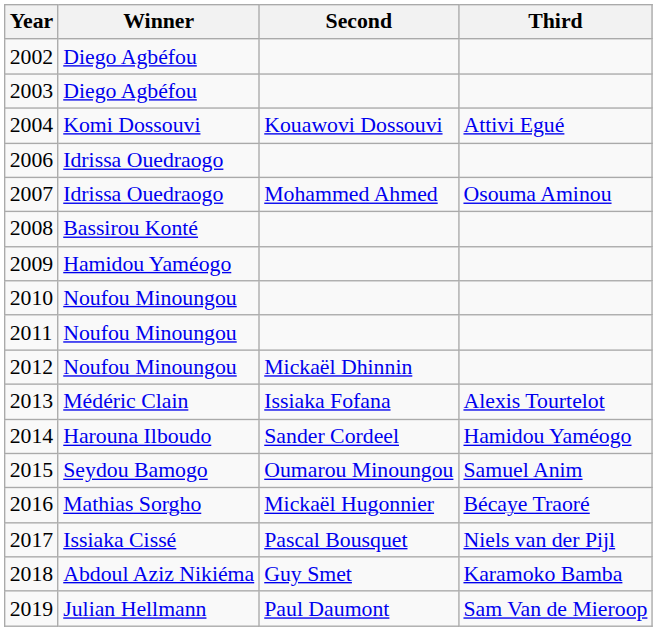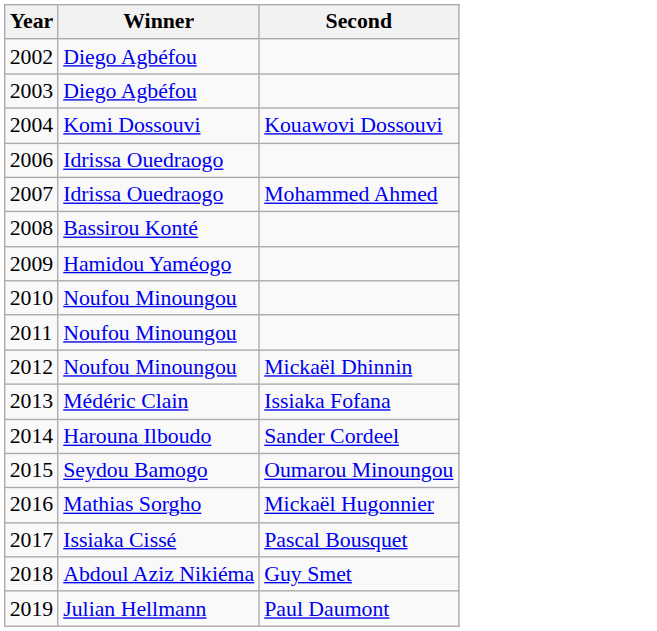- column: (555, 21)
